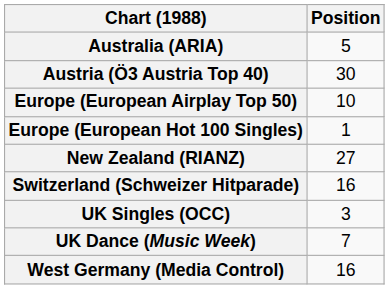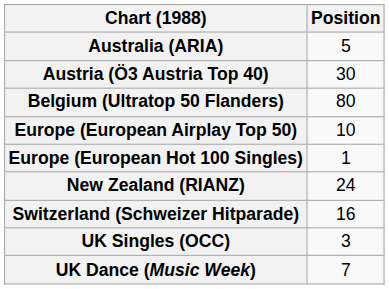+ row: (156, 102)
(346, 158) 27 -> (346, 185) 24
- row: (156, 269)
